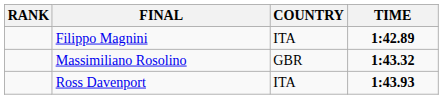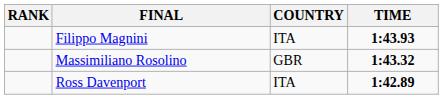(393, 37) 1:42.89 -> (393, 37) 1:43.93
(393, 82) 1:43.93 -> (393, 82) 1:42.89
